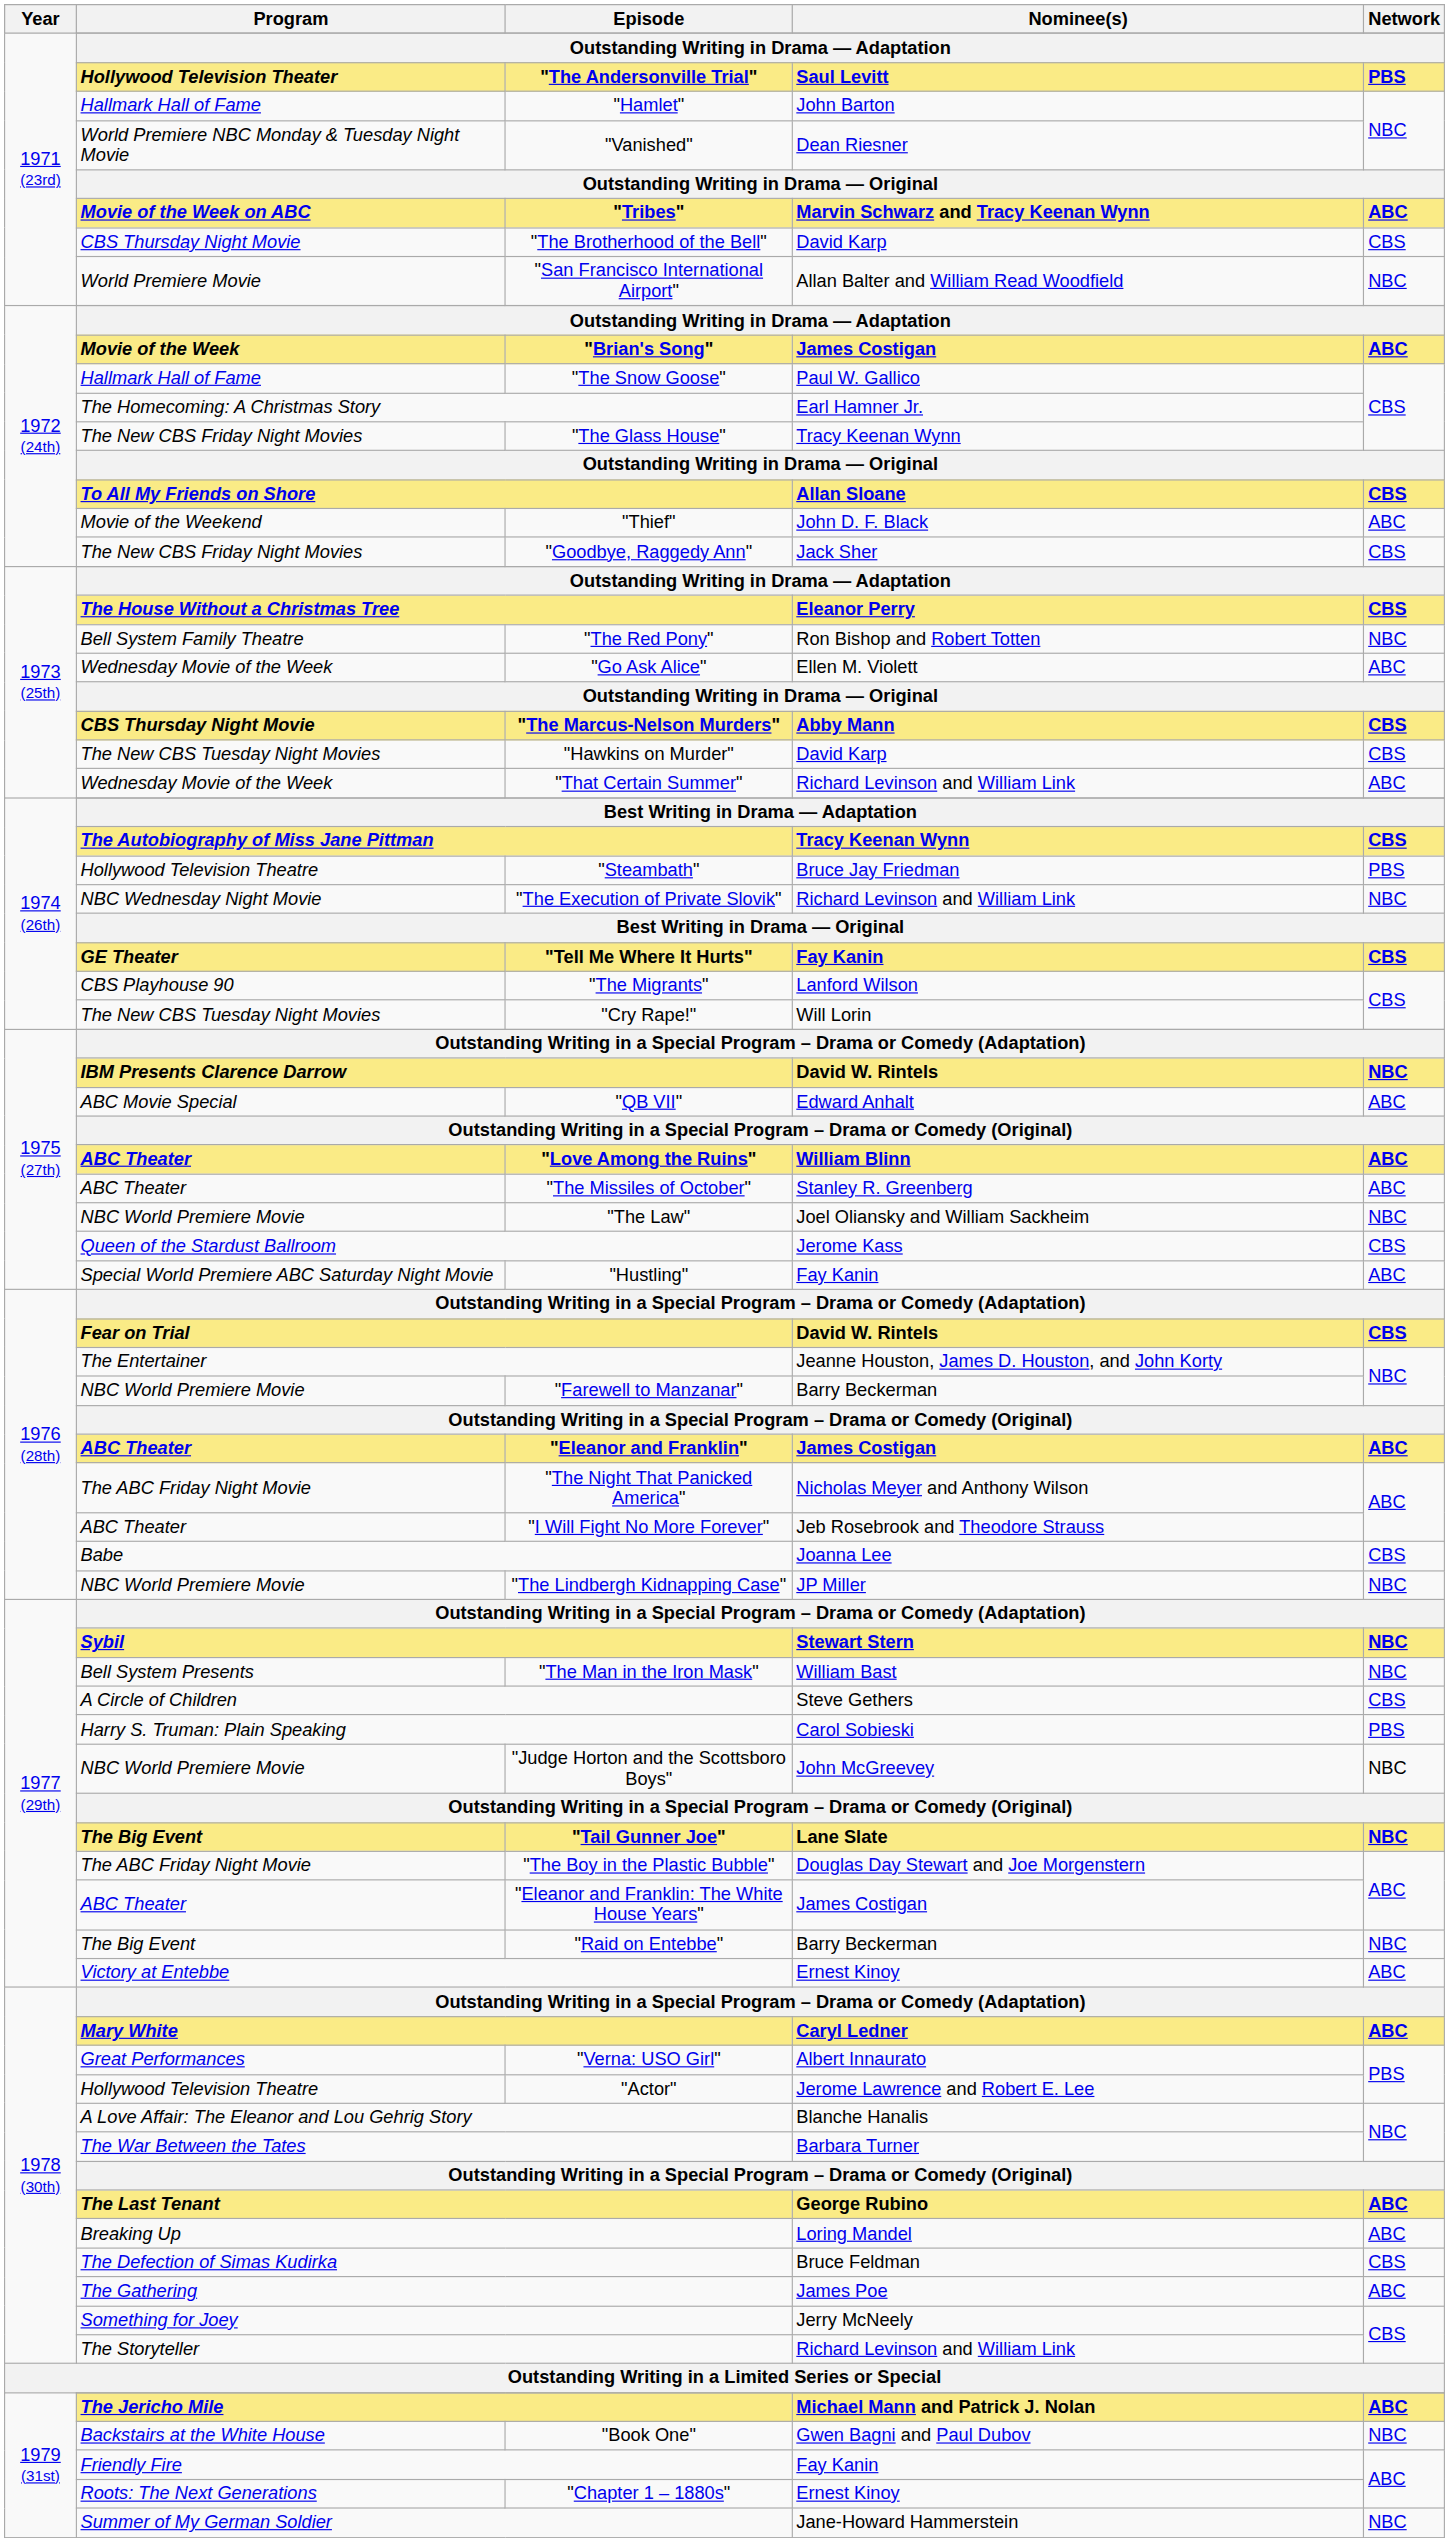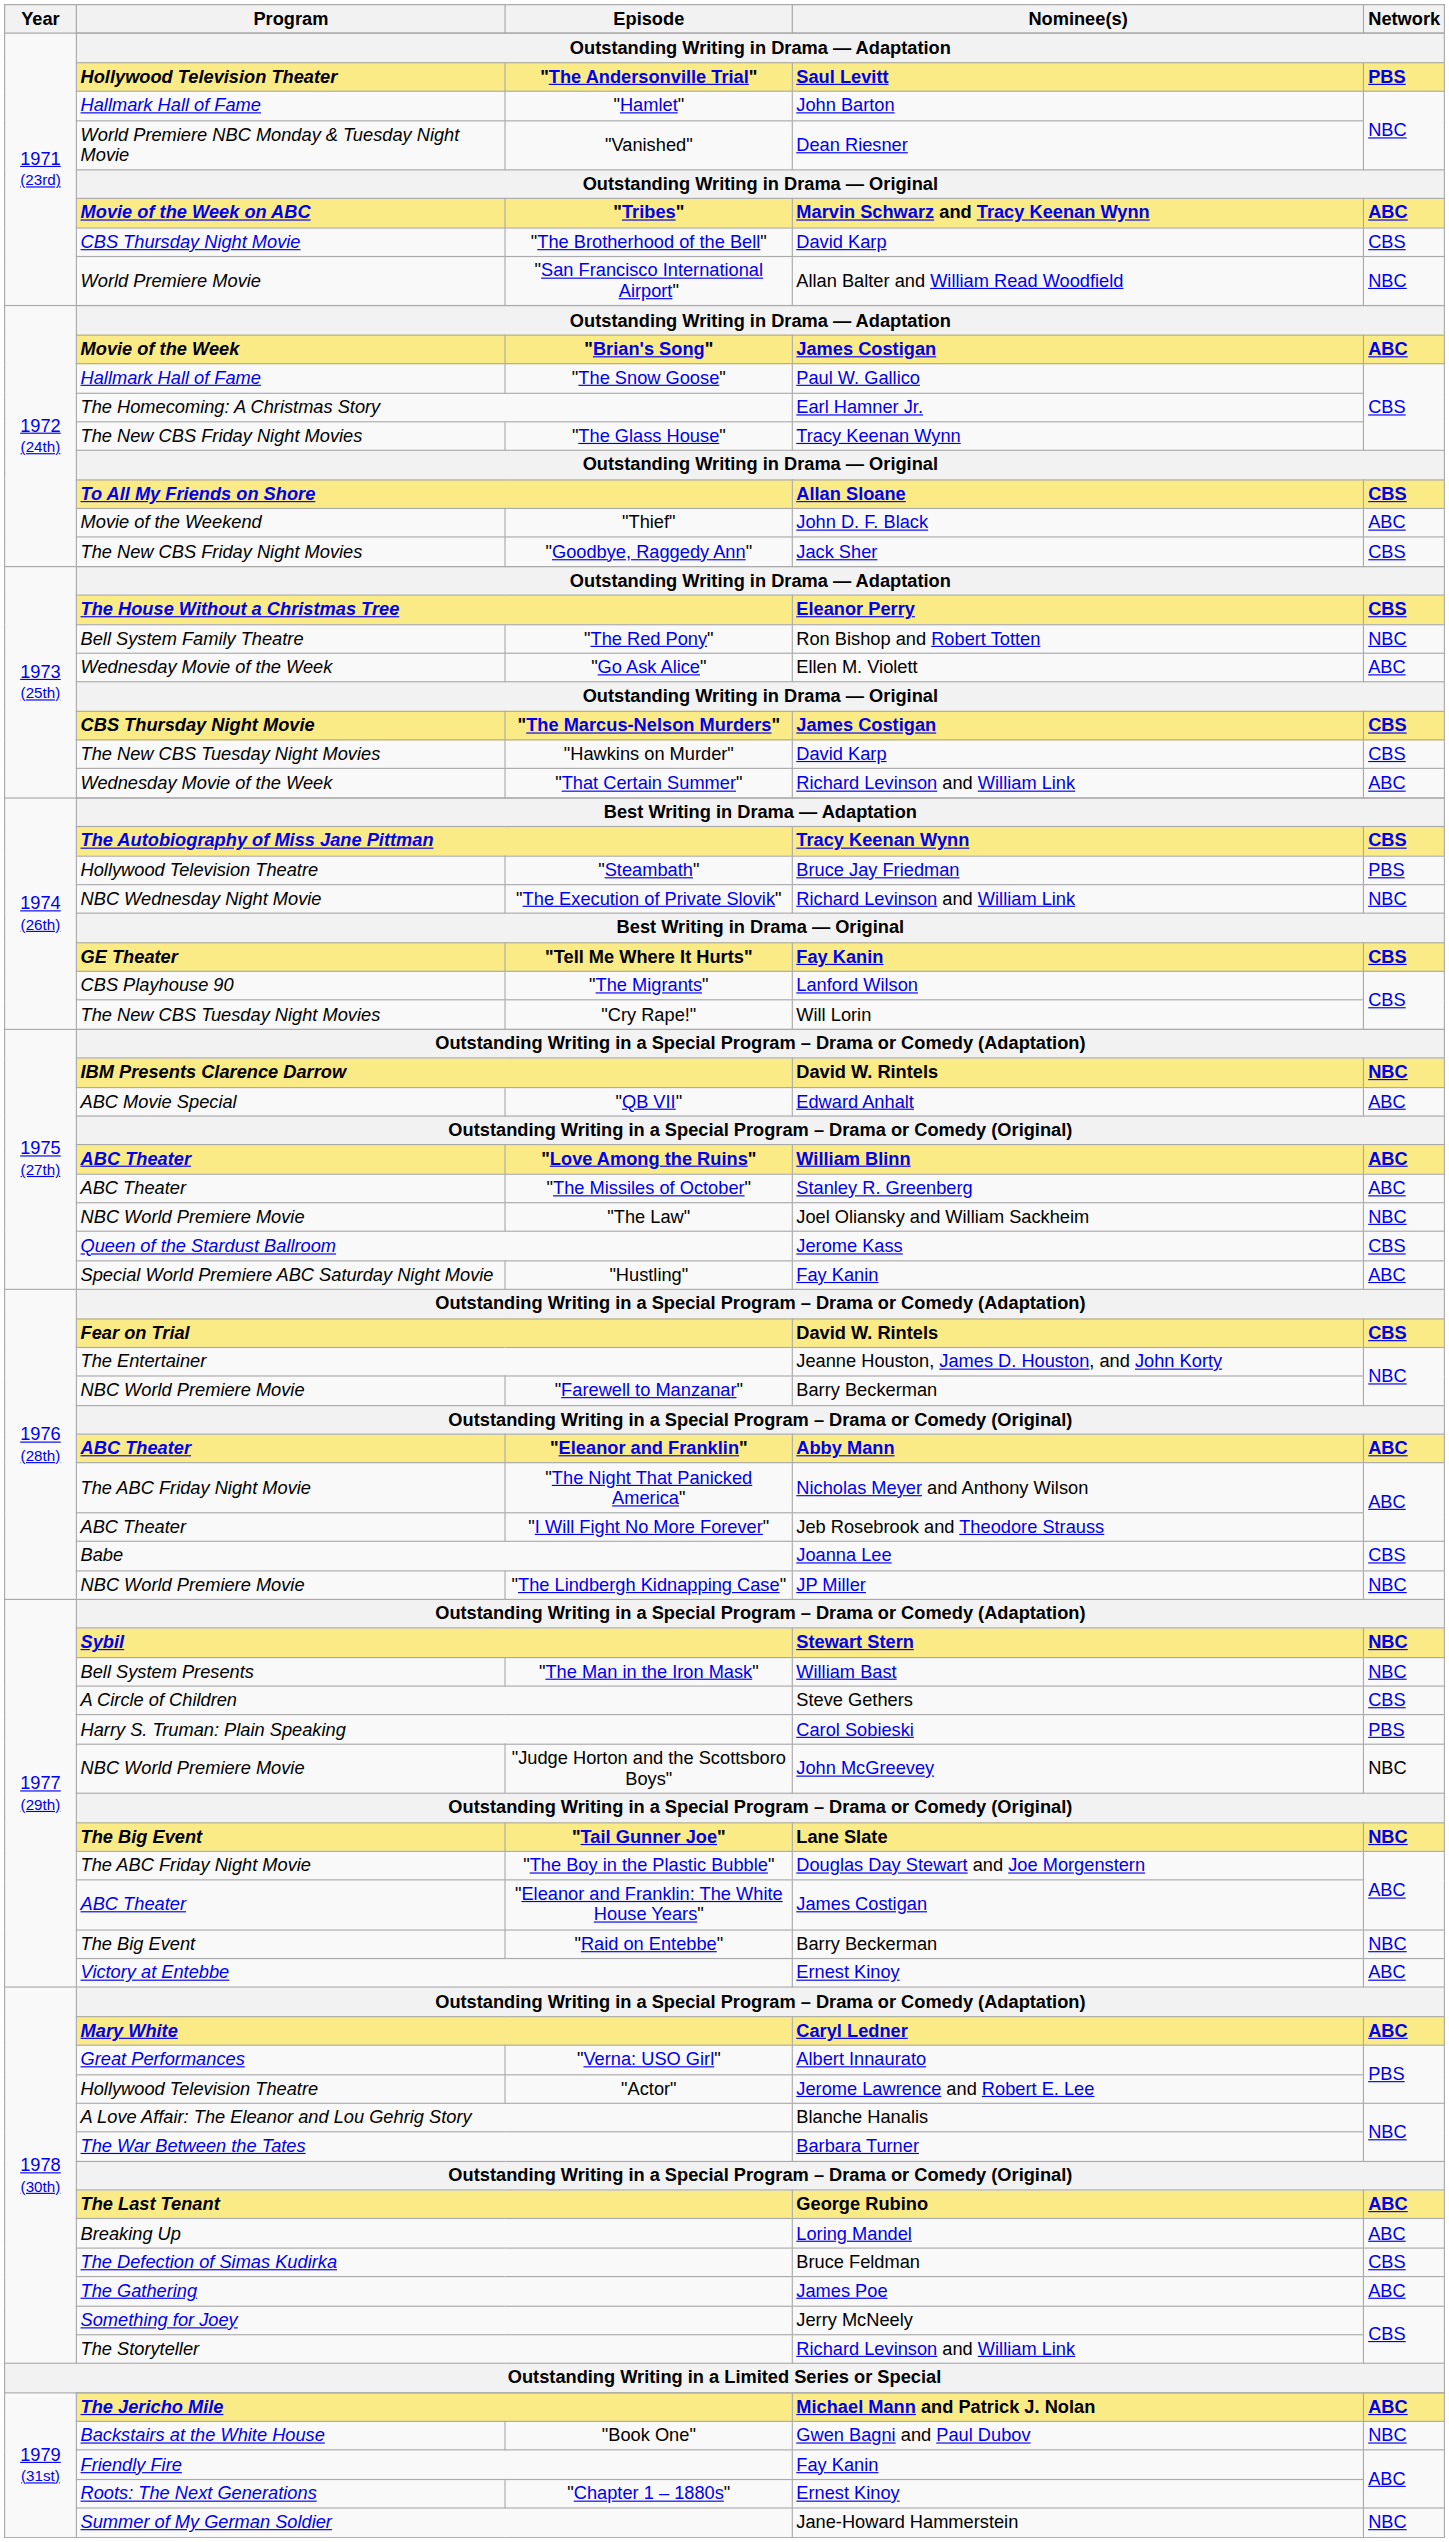(845, 725) Abby Mann -> (866, 725) James Costigan
(866, 1448) James Costigan -> (845, 1448) Abby Mann
